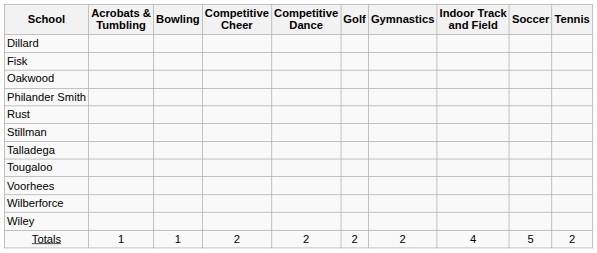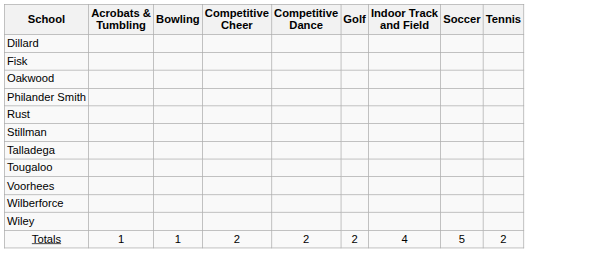- column: (403, 19)
